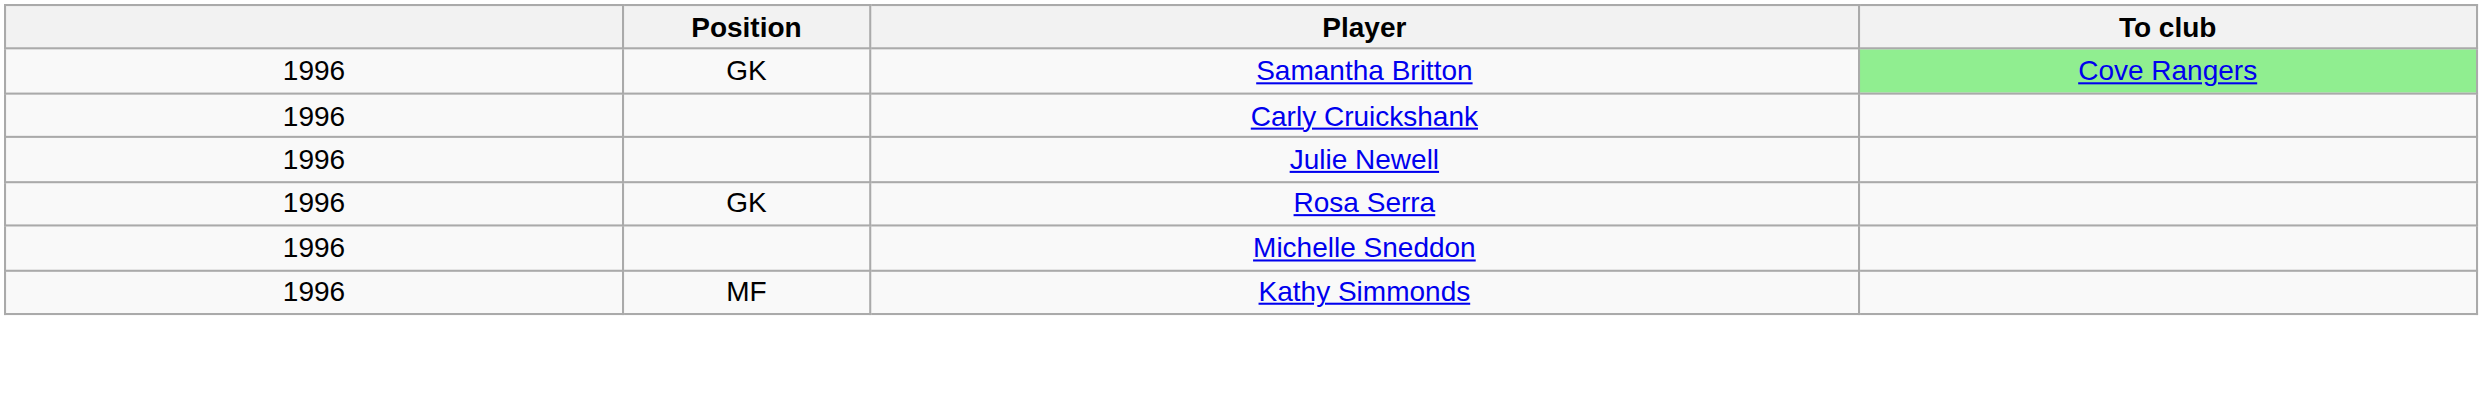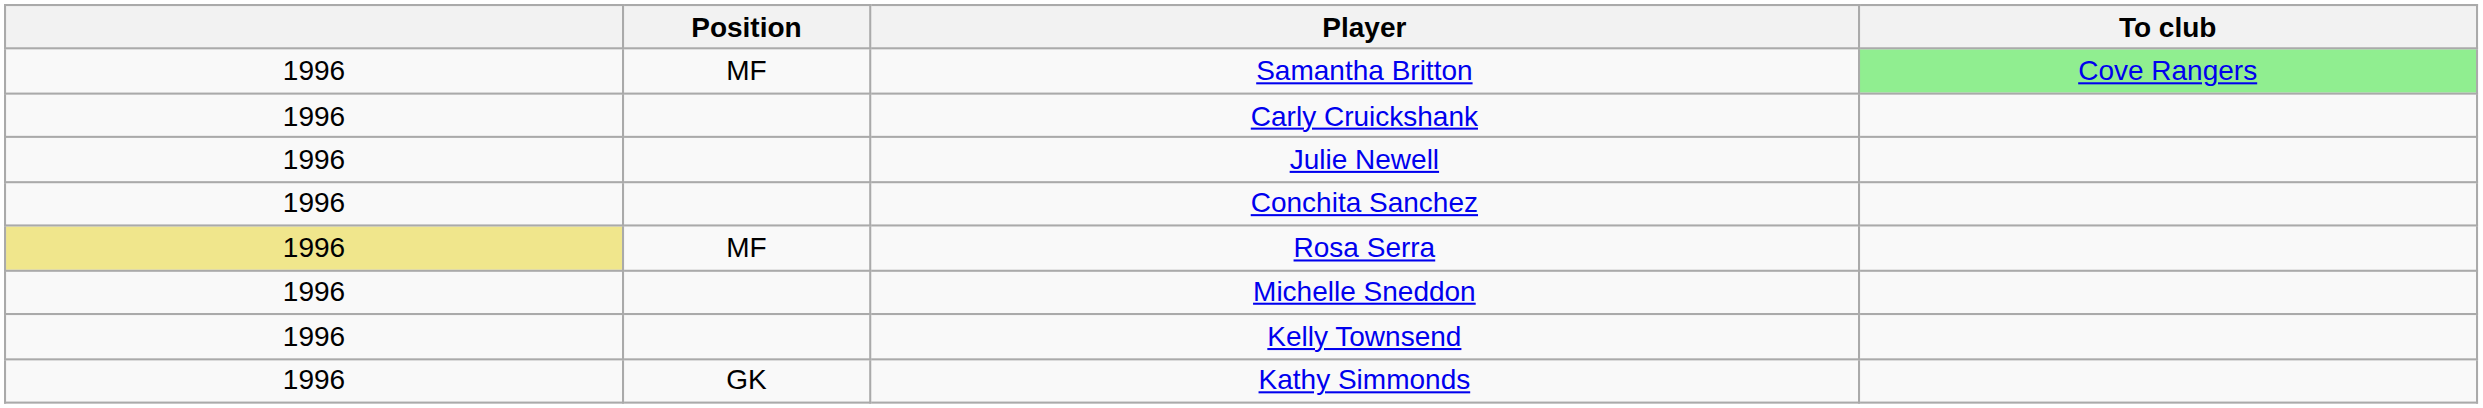(746, 71) GK -> (746, 71) MF
+ row: (1364, 203)
(314, 203) no background -> (314, 248) khaki background
(746, 203) GK -> (746, 248) MF
+ row: (1364, 336)
(746, 292) MF -> (746, 380) GK
